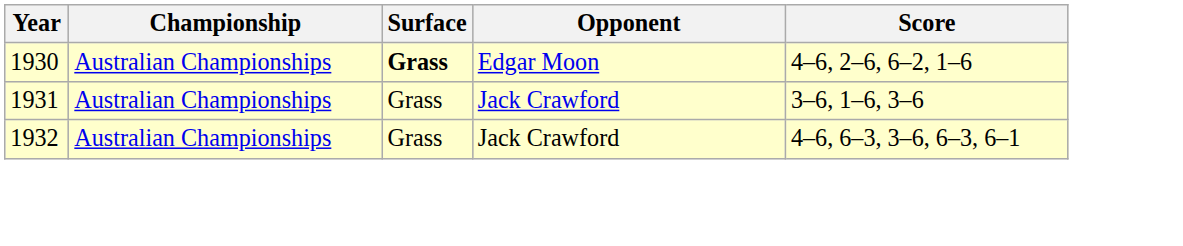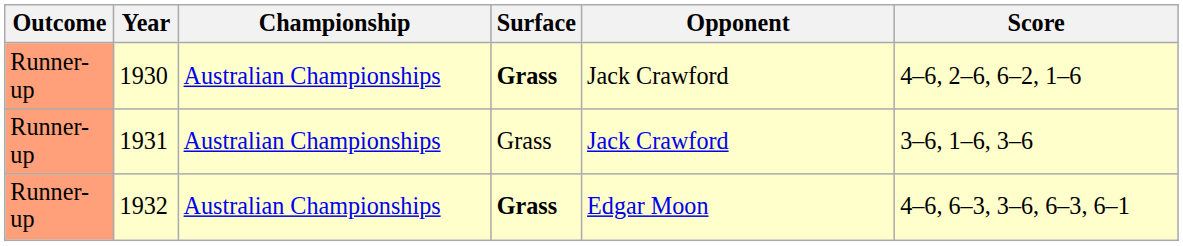+ column: (59, 23)
(538, 61) Edgar Moon -> (658, 75) Jack Crawford
(415, 138) normal -> (527, 206) bold
(549, 138) Jack Crawford -> (648, 206) Edgar Moon
